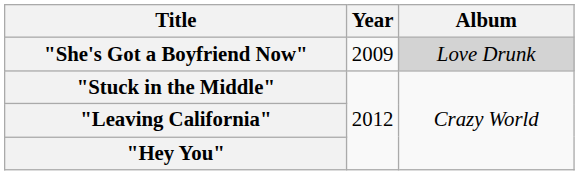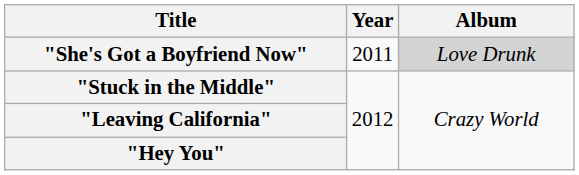(373, 53) 2009 -> (373, 53) 2011
